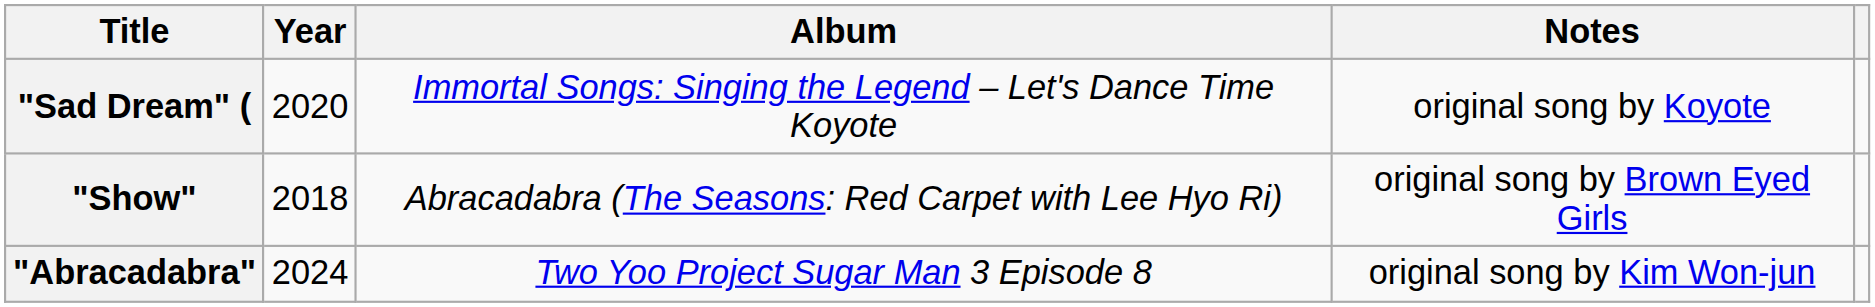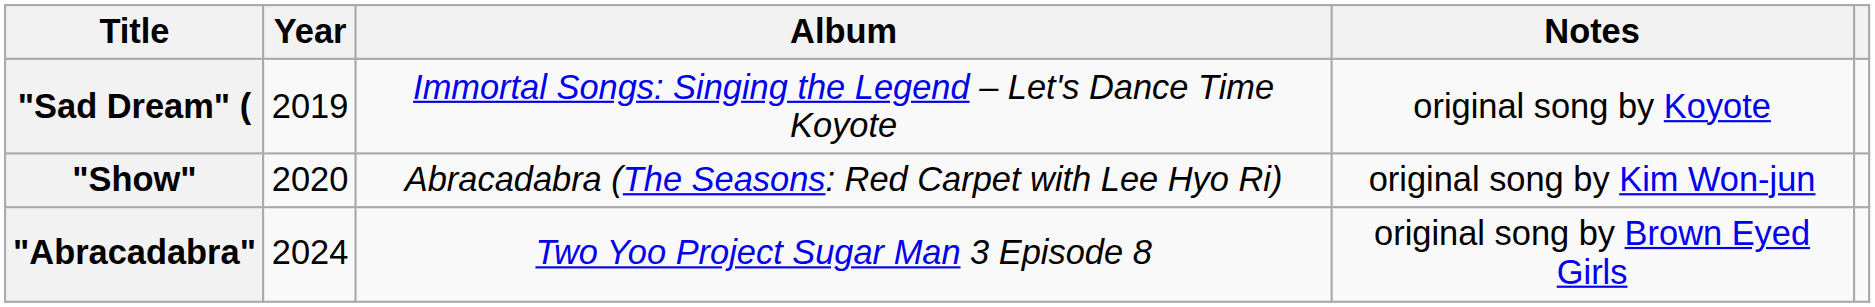(310, 105) 2020 -> (310, 105) 2019
(310, 198) 2018 -> (310, 179) 2020
(1592, 198) original song by Brown Eyed Girls -> (1592, 179) original song by Kim Won-jun
(1592, 272) original song by Kim Won-jun -> (1592, 253) original song by Brown Eyed Girls
